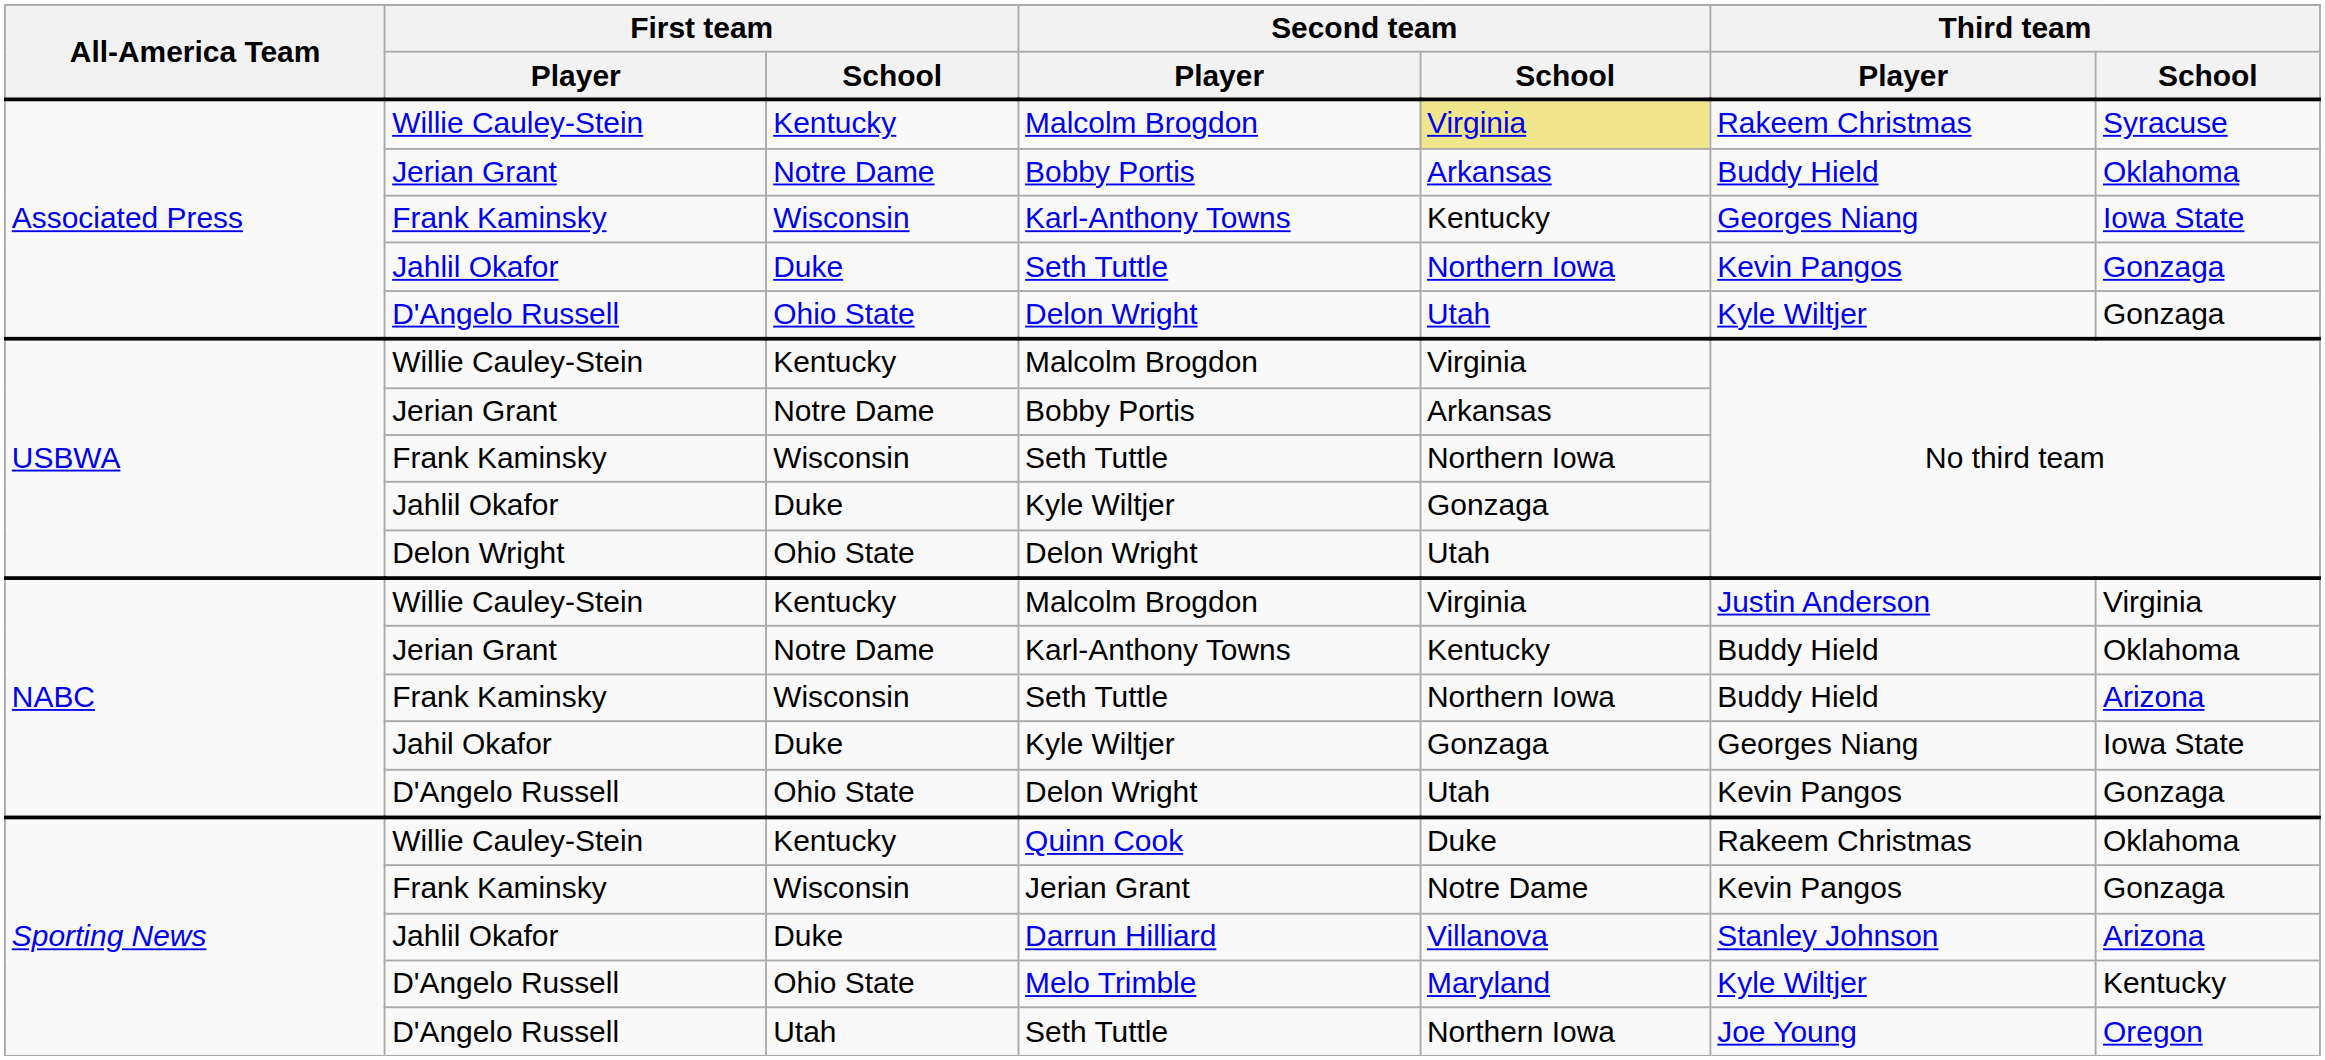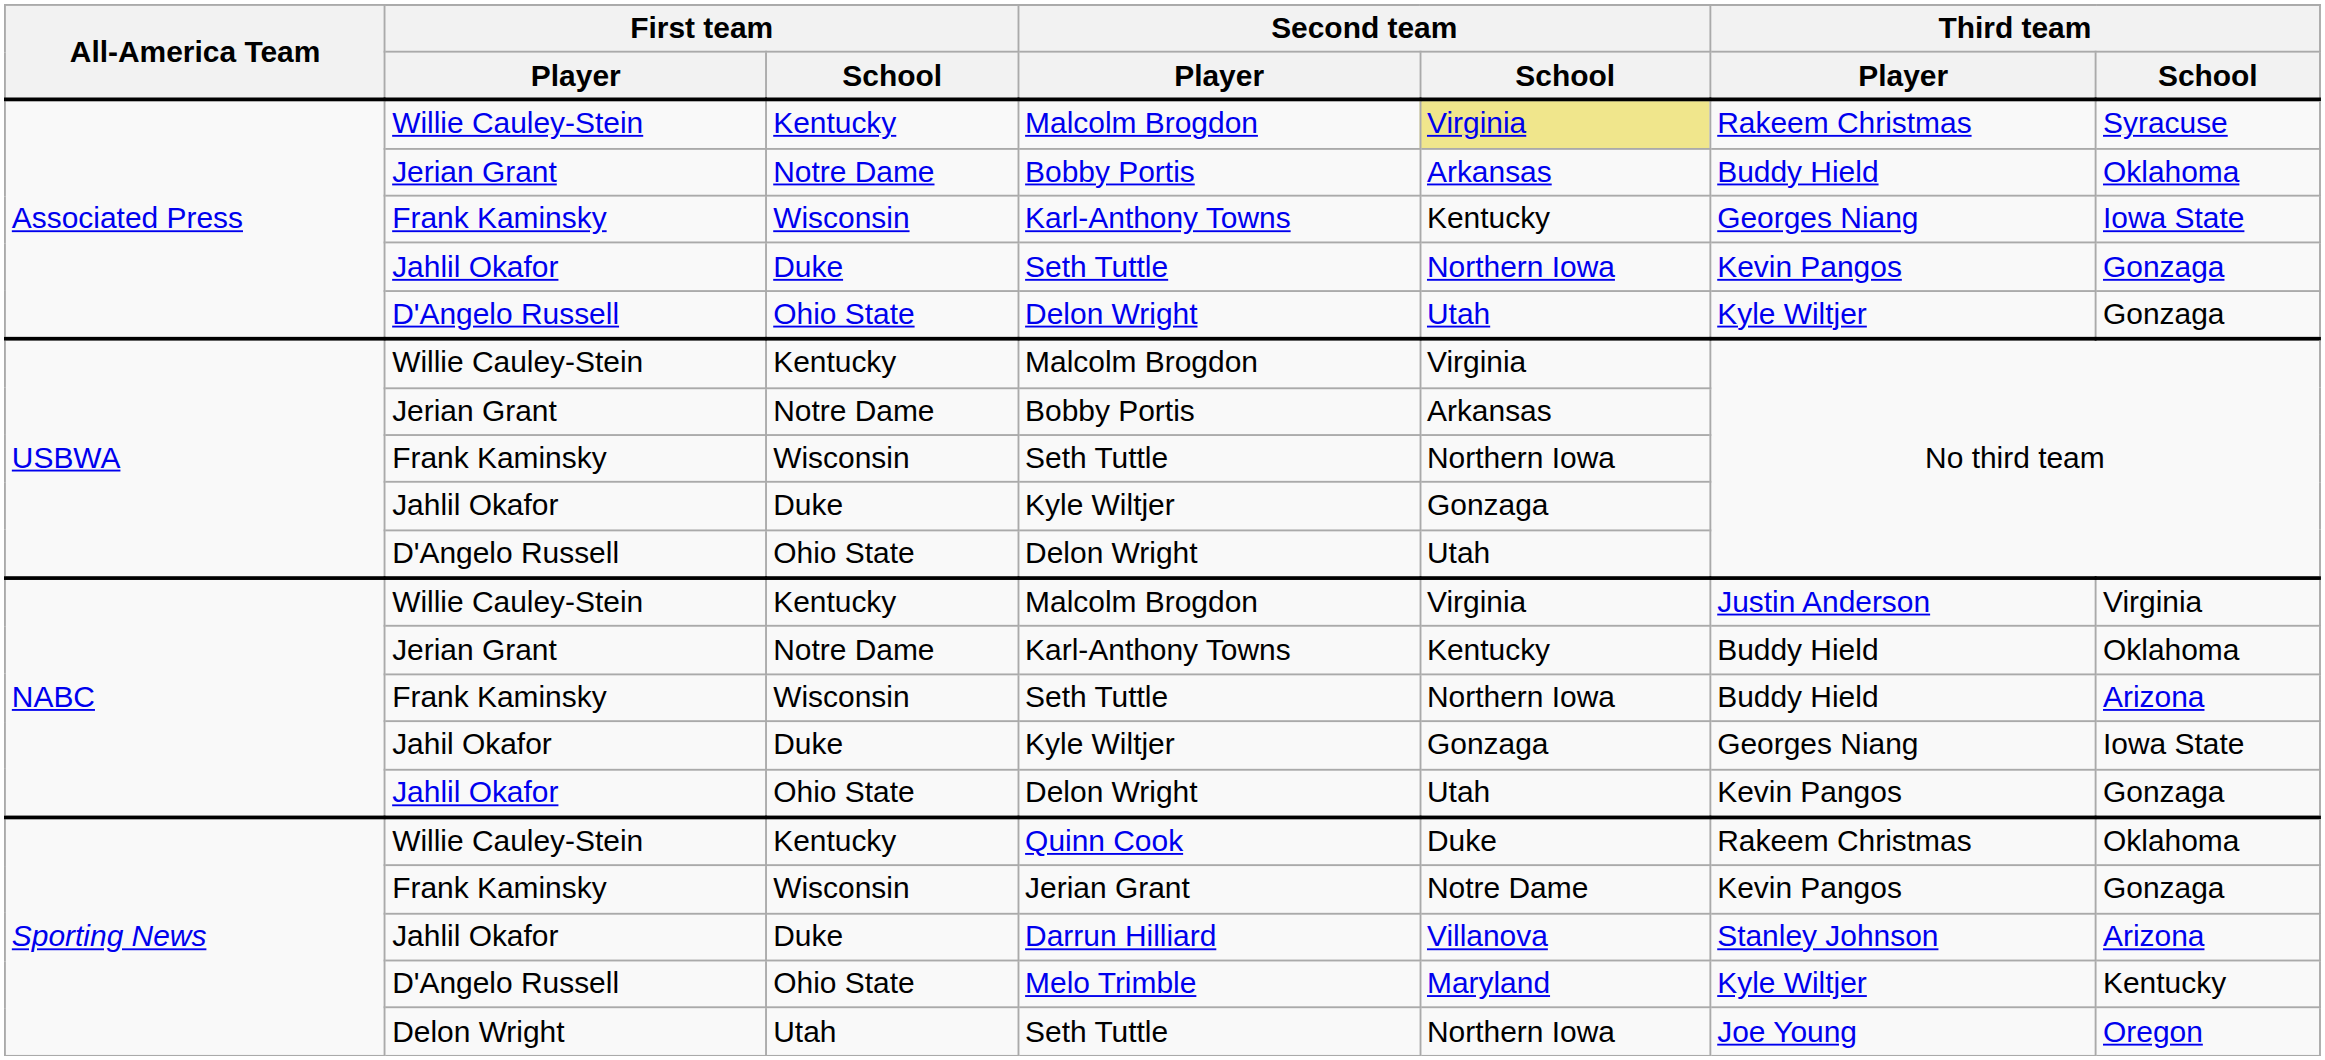(478, 552) Delon Wright -> (506, 552) D'Angelo Russell
(506, 792) D'Angelo Russell -> (475, 792) Jahlil Okafor
(506, 1031) D'Angelo Russell -> (478, 1031) Delon Wright
